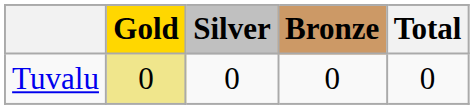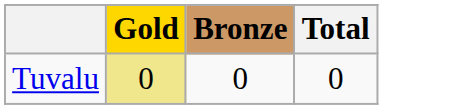- column: (232, 29)
